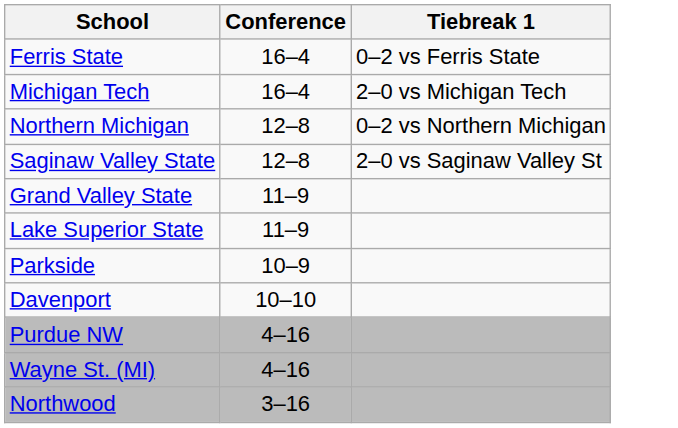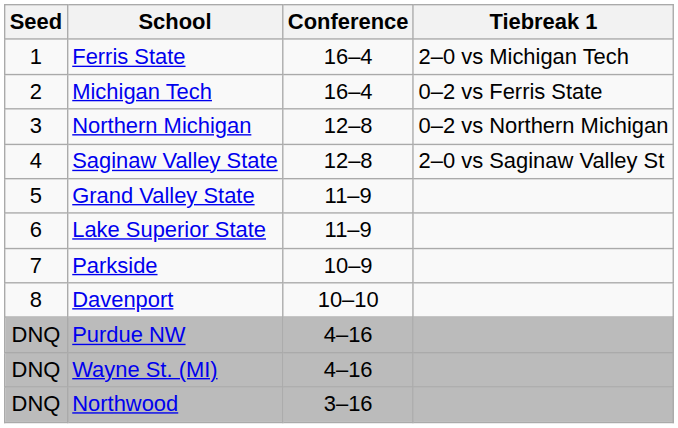+ column: (36, 21)
(448, 56) 0–2 vs Ferris State -> (524, 56) 2–0 vs Michigan Tech
(461, 91) 2–0 vs Michigan Tech -> (511, 91) 0–2 vs Ferris State
